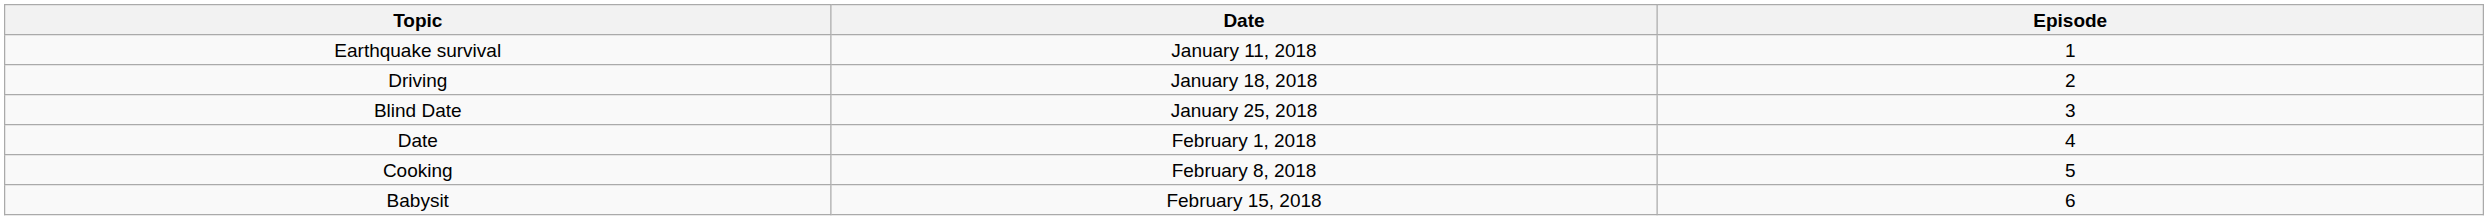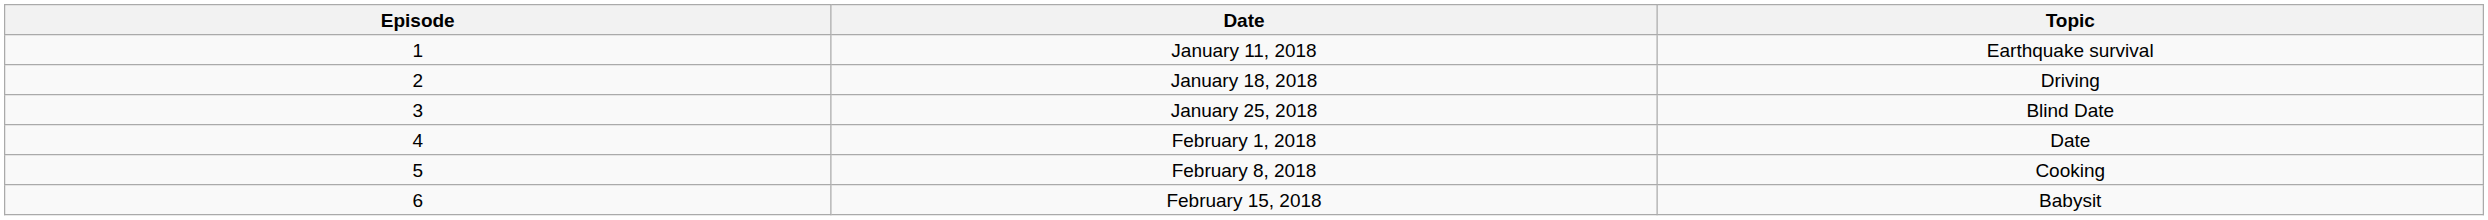columns swapped: (2070, 20) <-> (418, 20)
